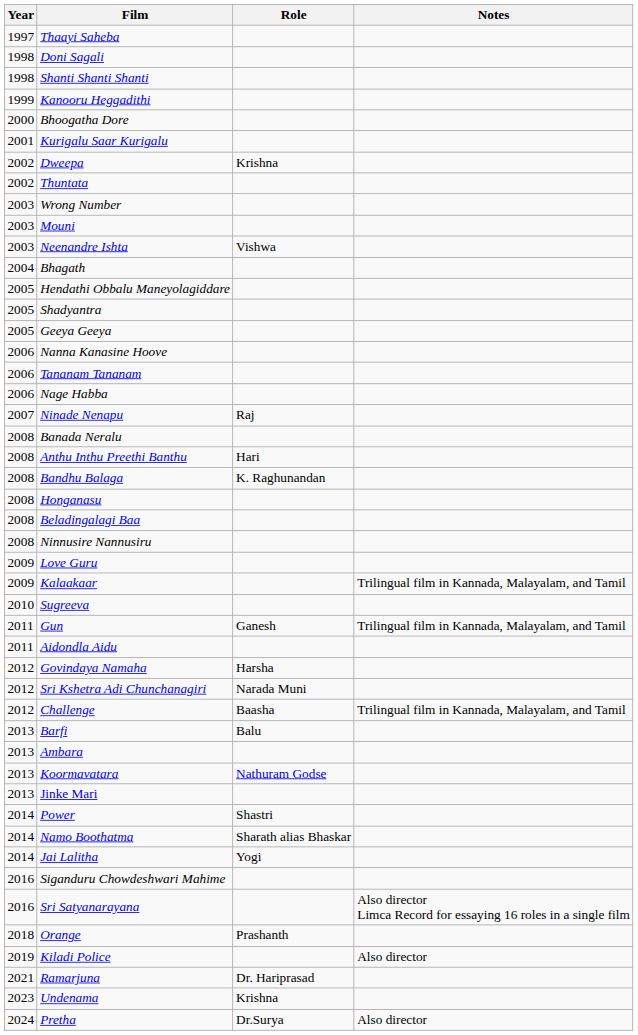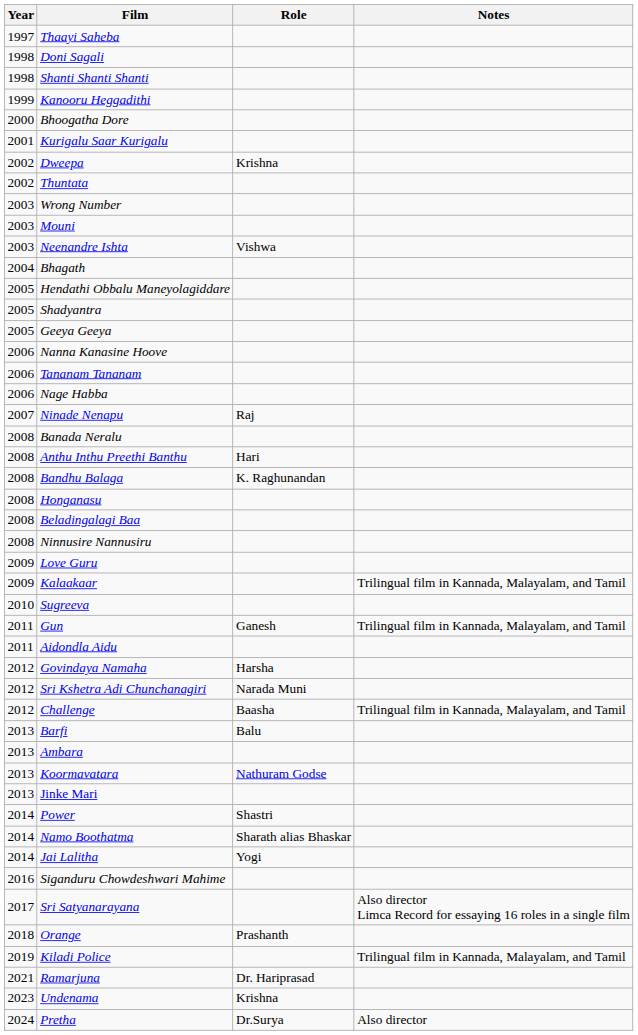(21, 907) 2016 -> (21, 907) 2017
(392, 956) Also director -> (491, 956) Trilingual film in Kannada, Malayalam, and Tamil
